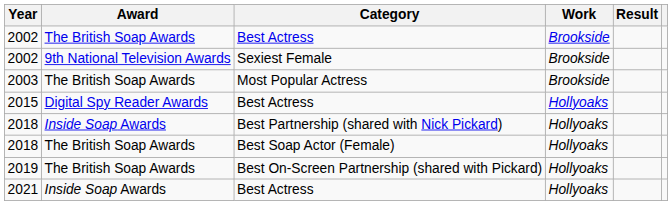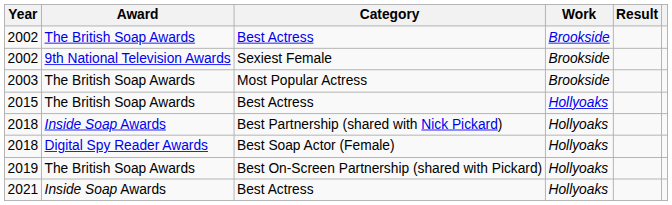(126, 102) Digital Spy Reader Awards -> (120, 102) The British Soap Awards
(120, 146) The British Soap Awards -> (126, 146) Digital Spy Reader Awards
